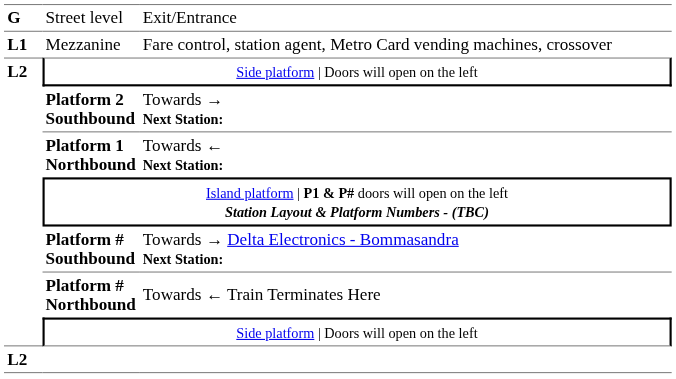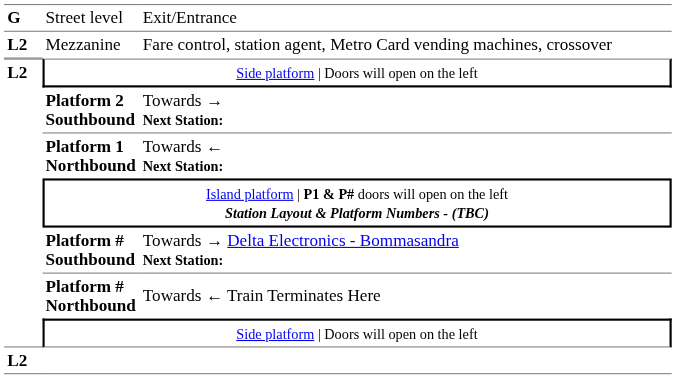(17, 44) L1 -> (17, 44) L2
